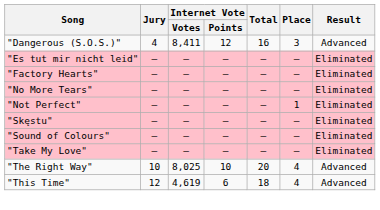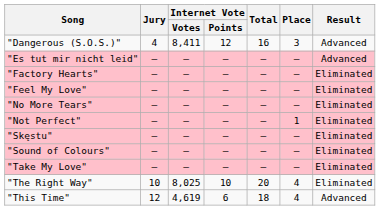(344, 58) Eliminated -> (344, 58) Advanced
+ row: (47, 89)
(344, 167) Advanced -> (344, 182) Eliminated
